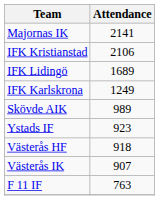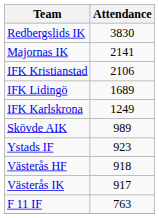+ row: (46, 33)
(122, 166) 907 -> (122, 185) 917
